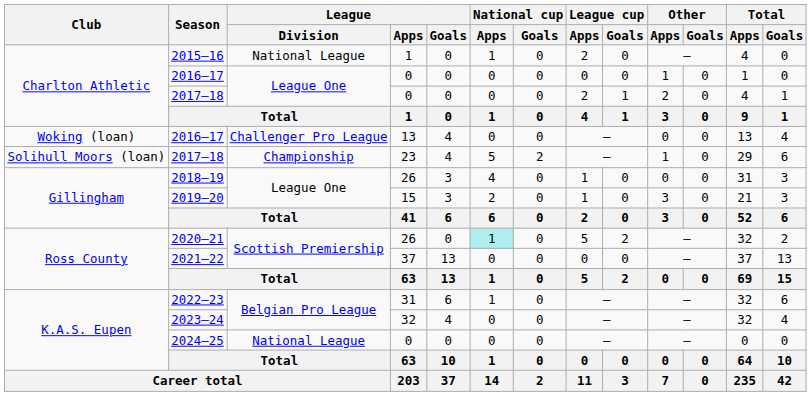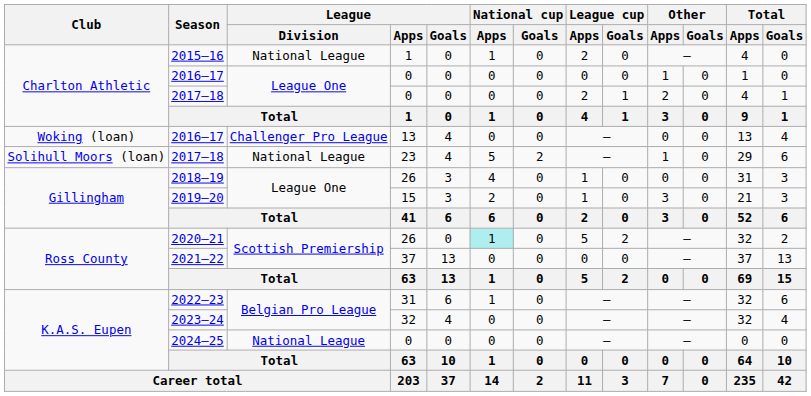(309, 157) Championship -> (309, 157) National League
